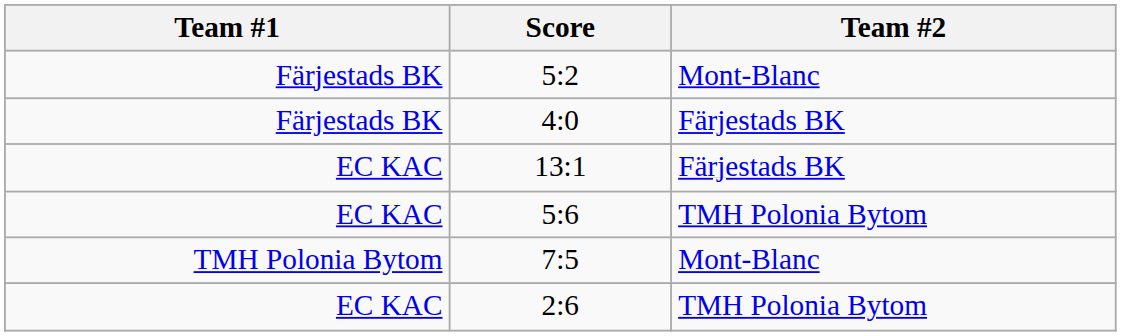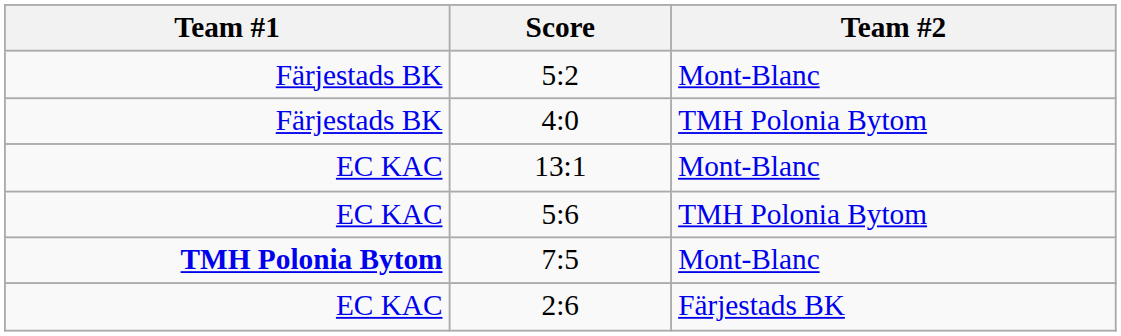(761, 120) Färjestads BK -> (803, 120) TMH Polonia Bytom
(761, 167) Färjestads BK -> (749, 167) Mont-Blanc
(318, 259) normal -> (312, 259) bold
(803, 306) TMH Polonia Bytom -> (761, 306) Färjestads BK
